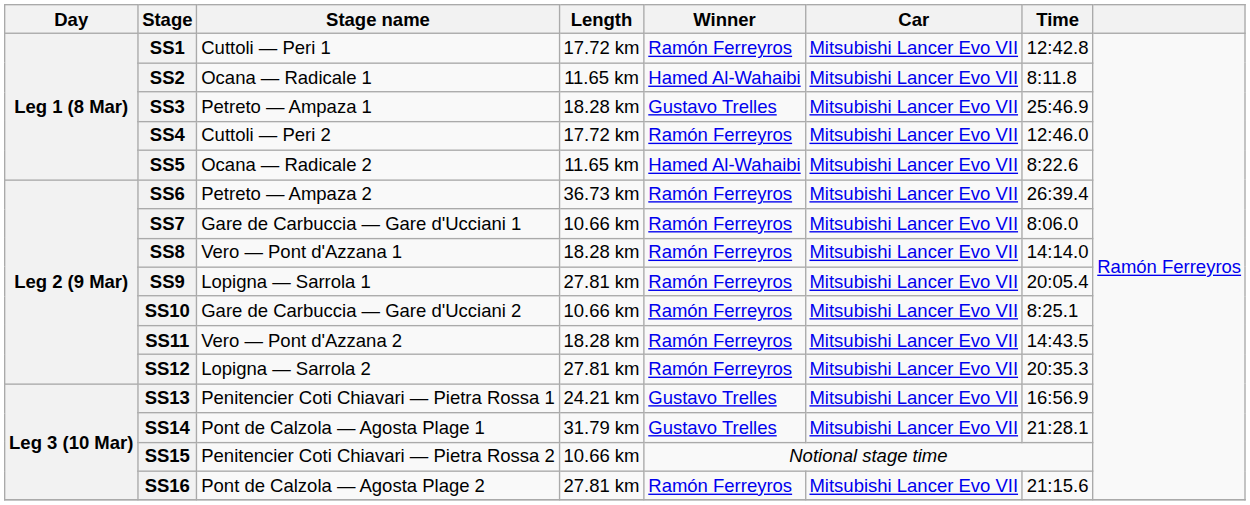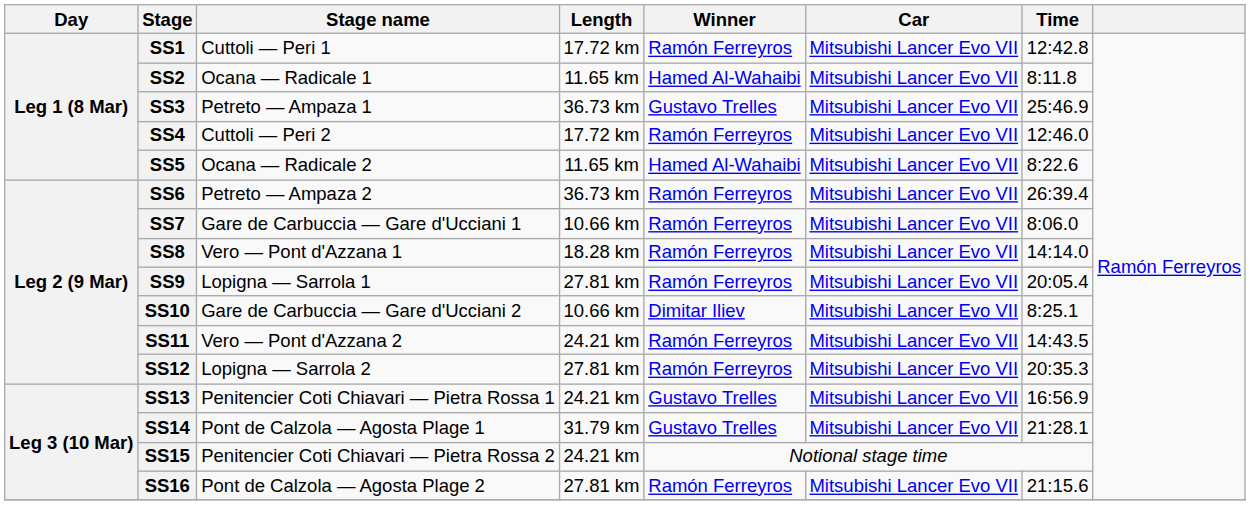(601, 106) 18.28 km -> (601, 106) 36.73 km
(720, 310) Ramón Ferreyros -> (697, 310) Dimitar Iliev
(601, 340) 18.28 km -> (601, 340) 24.21 km
(601, 456) 10.66 km -> (601, 456) 24.21 km
